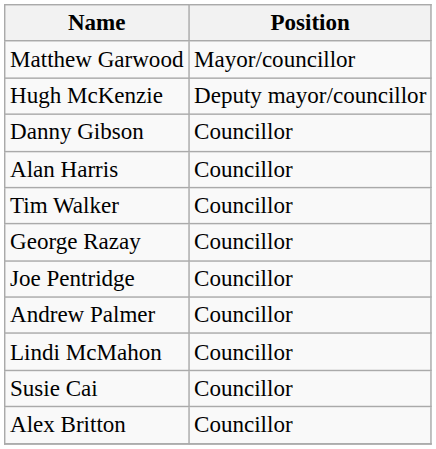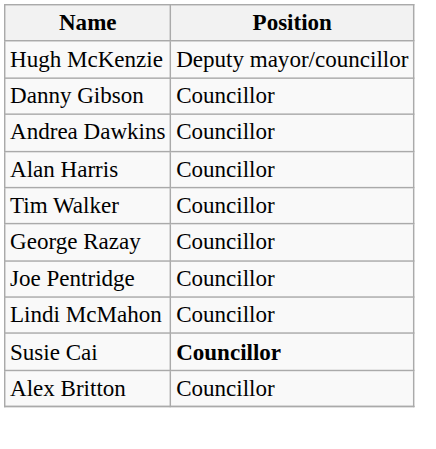- row: (97, 59)
+ row: (88, 132)
- row: (83, 315)
(243, 388) normal -> (229, 351) bold
